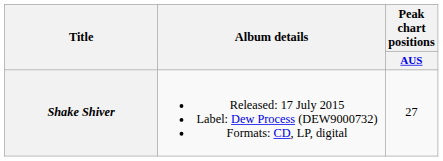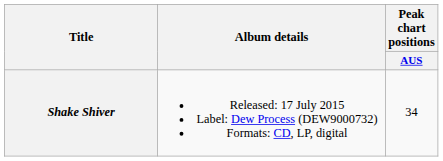(411, 112) 27 -> (411, 112) 34
